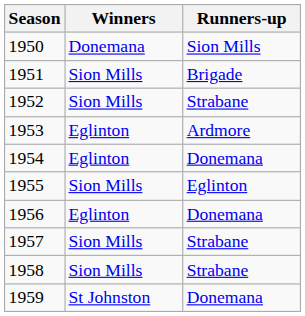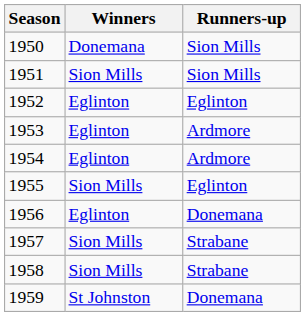(215, 74) Brigade -> (224, 74) Sion Mills
(105, 102) Sion Mills -> (99, 102) Eglinton
(217, 102) Strabane -> (217, 102) Eglinton
(225, 158) Donemana -> (218, 158) Ardmore
